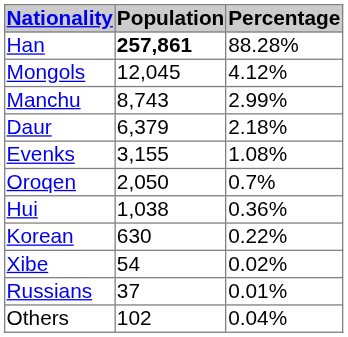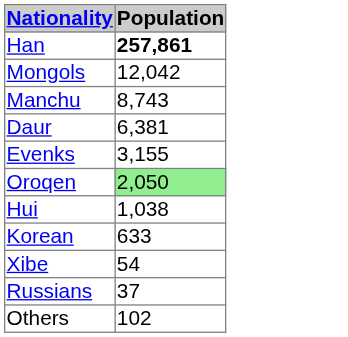- column: (284, 18)
(149, 72) 12,045 -> (149, 72) 12,042
(143, 127) 6,379 -> (143, 127) 6,381
(143, 181) no background -> (143, 181) lightgreen background
(134, 236) 630 -> (134, 236) 633
